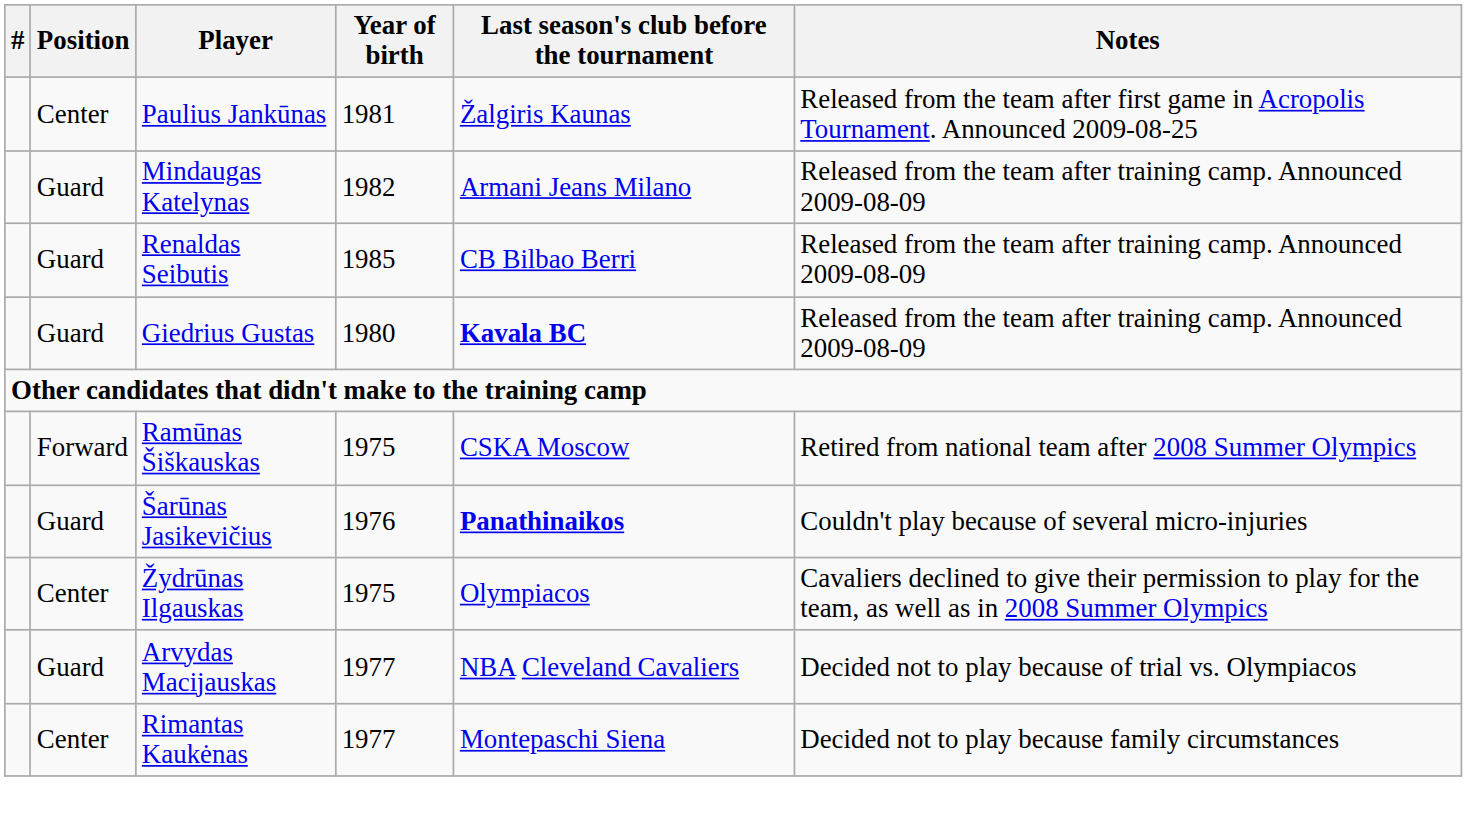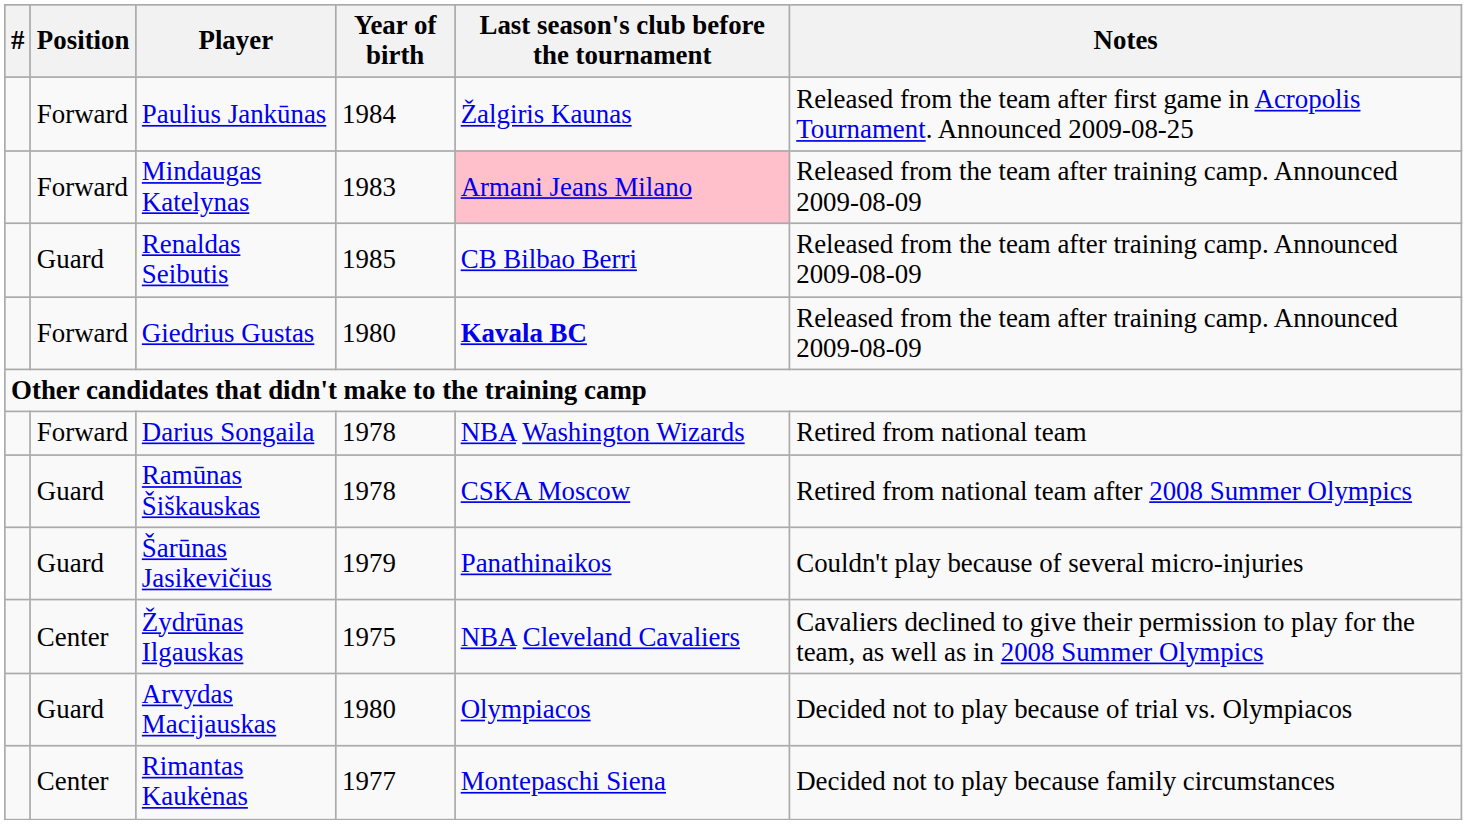(73, 113) Center -> (82, 113) Forward
(369, 113) 1981 -> (369, 113) 1984
(70, 186) Guard -> (82, 186) Forward
(369, 186) 1982 -> (369, 186) 1983
(576, 186) no background -> (576, 186) pink background
(70, 332) Guard -> (82, 332) Forward
+ row: (228, 432)
(82, 447) Forward -> (70, 490) Guard
(369, 447) 1975 -> (369, 490) 1978
(369, 520) 1976 -> (369, 563) 1979
(542, 520) bold -> (536, 563) normal
(525, 593) Olympiacos -> (600, 636) NBA Cleveland Cavaliers
(369, 666) 1977 -> (369, 709) 1980
(599, 666) NBA Cleveland Cavaliers -> (526, 709) Olympiacos
